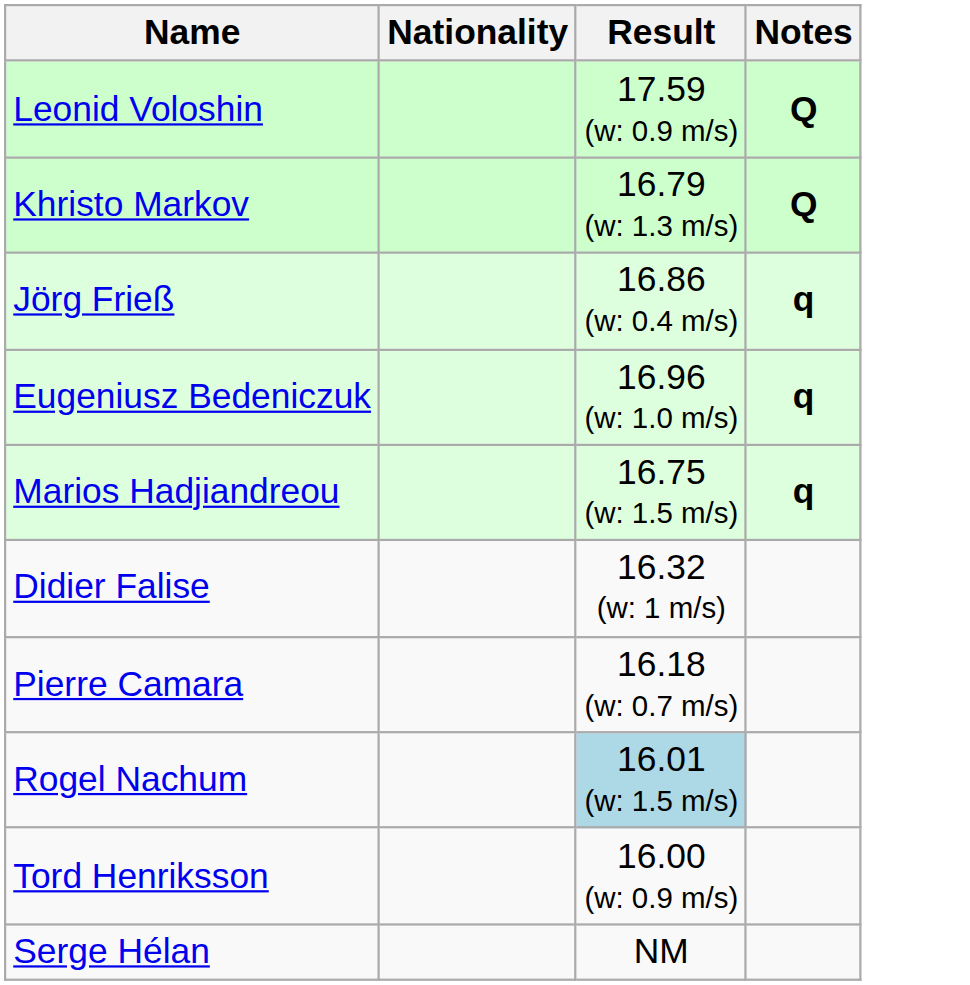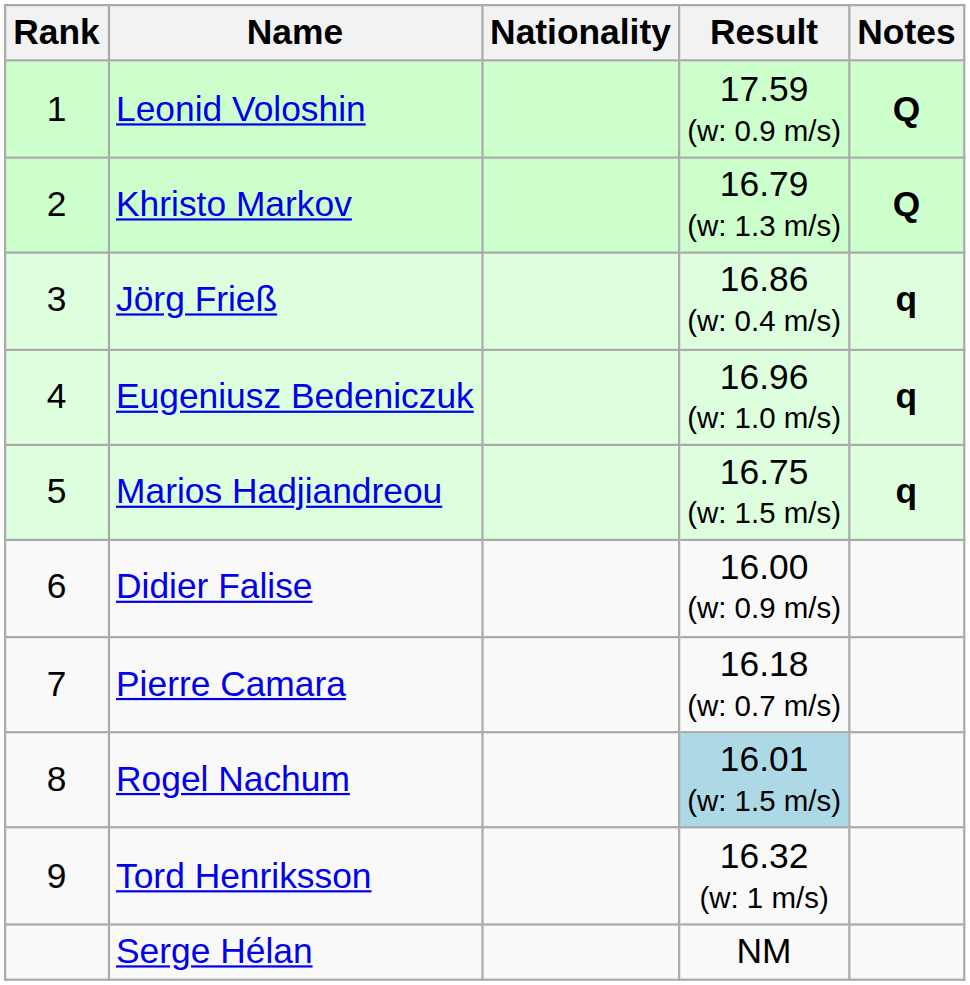+ column: (56, 32)
(661, 587) 16.32 (w: 1 m/s) -> (764, 587) 16.00 (w: 0.9 m/s)
(661, 875) 16.00 (w: 0.9 m/s) -> (764, 875) 16.32 (w: 1 m/s)
